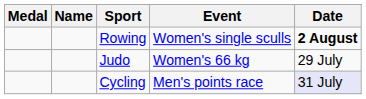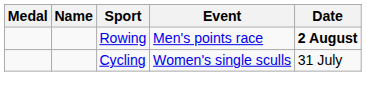(222, 38) Women's single sculls -> (208, 38) Men's points race
- row: (115, 61)
(208, 83) Men's points race -> (222, 61) Women's single sculls
(320, 83) lavender background -> (320, 61) no background
